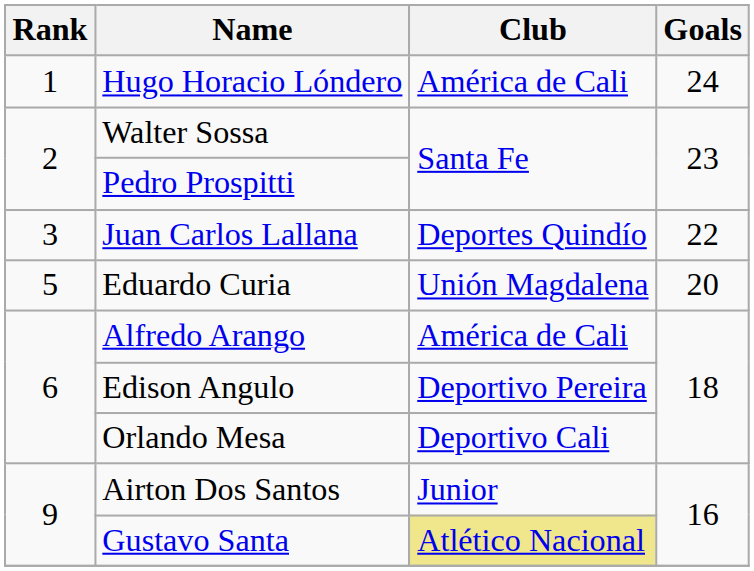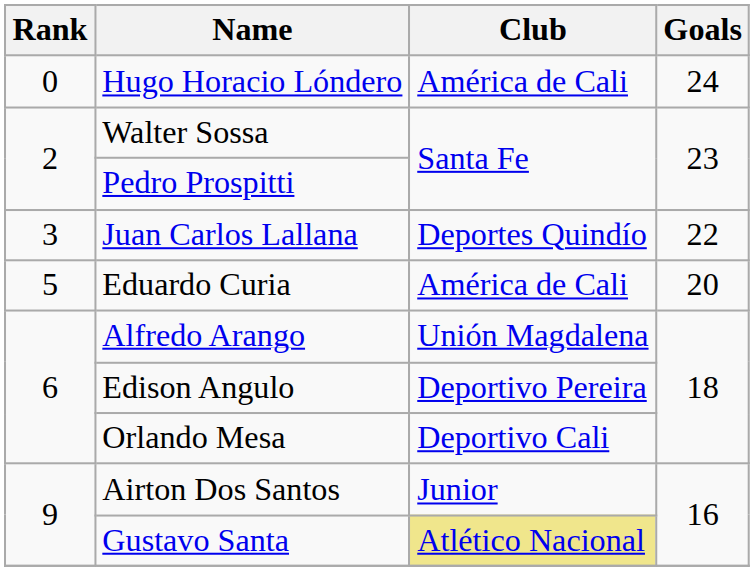(50, 81) 1 -> (50, 81) 0
(533, 285) Unión Magdalena -> (523, 285) América de Cali
(523, 336) América de Cali -> (533, 336) Unión Magdalena
